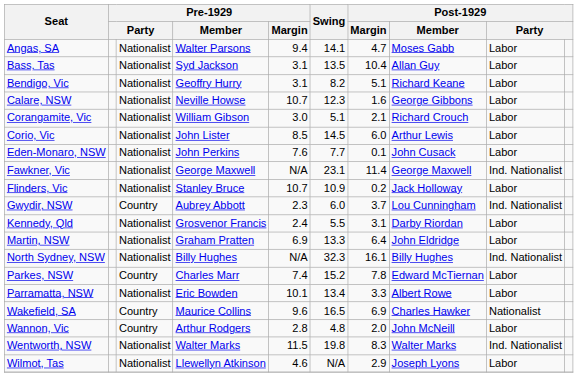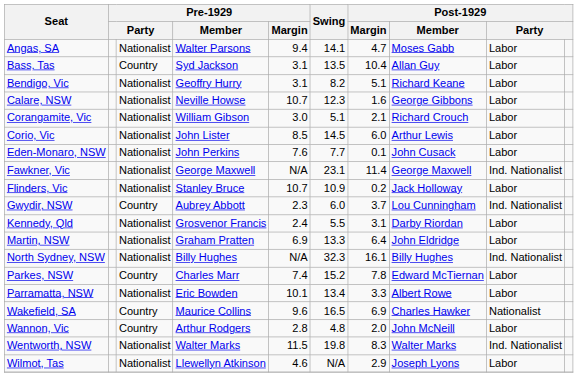(145, 65) Nationalist -> (138, 65) Country
